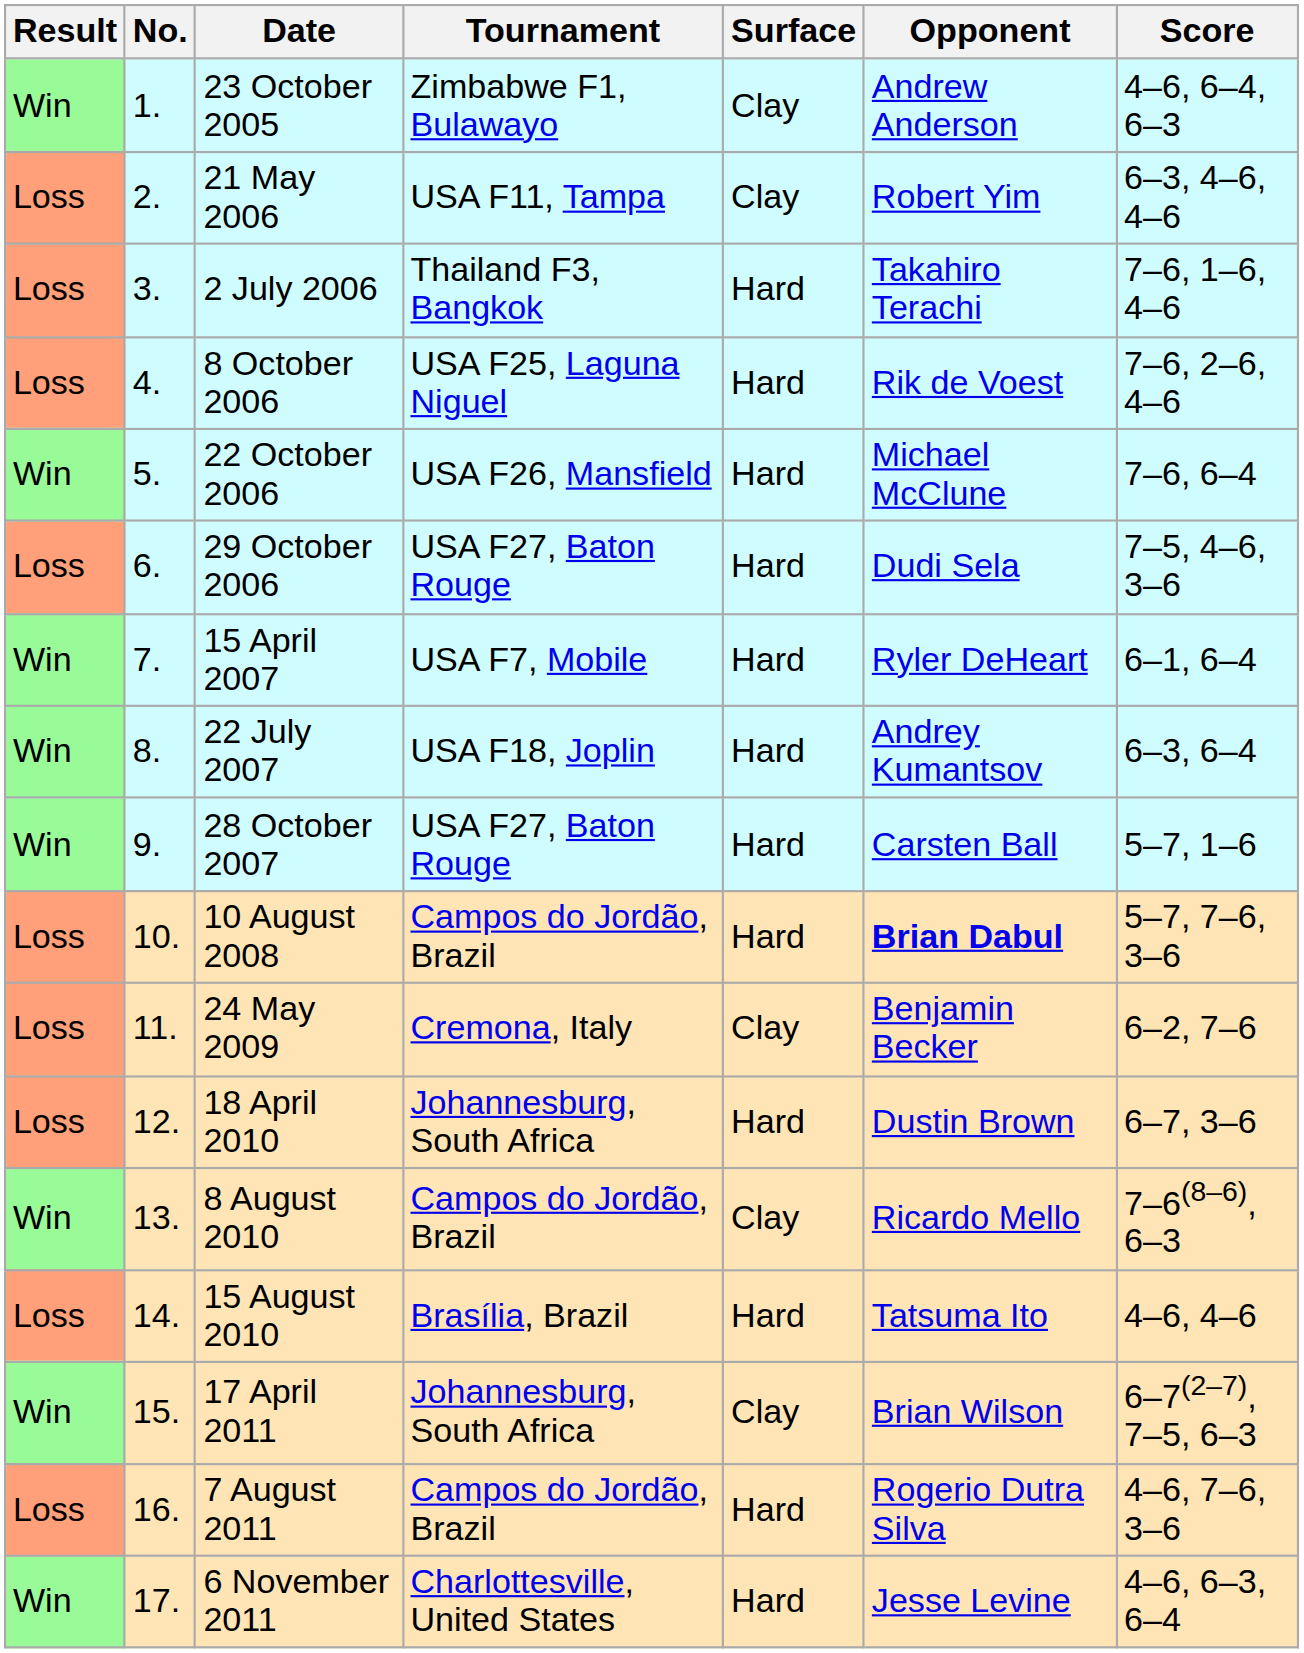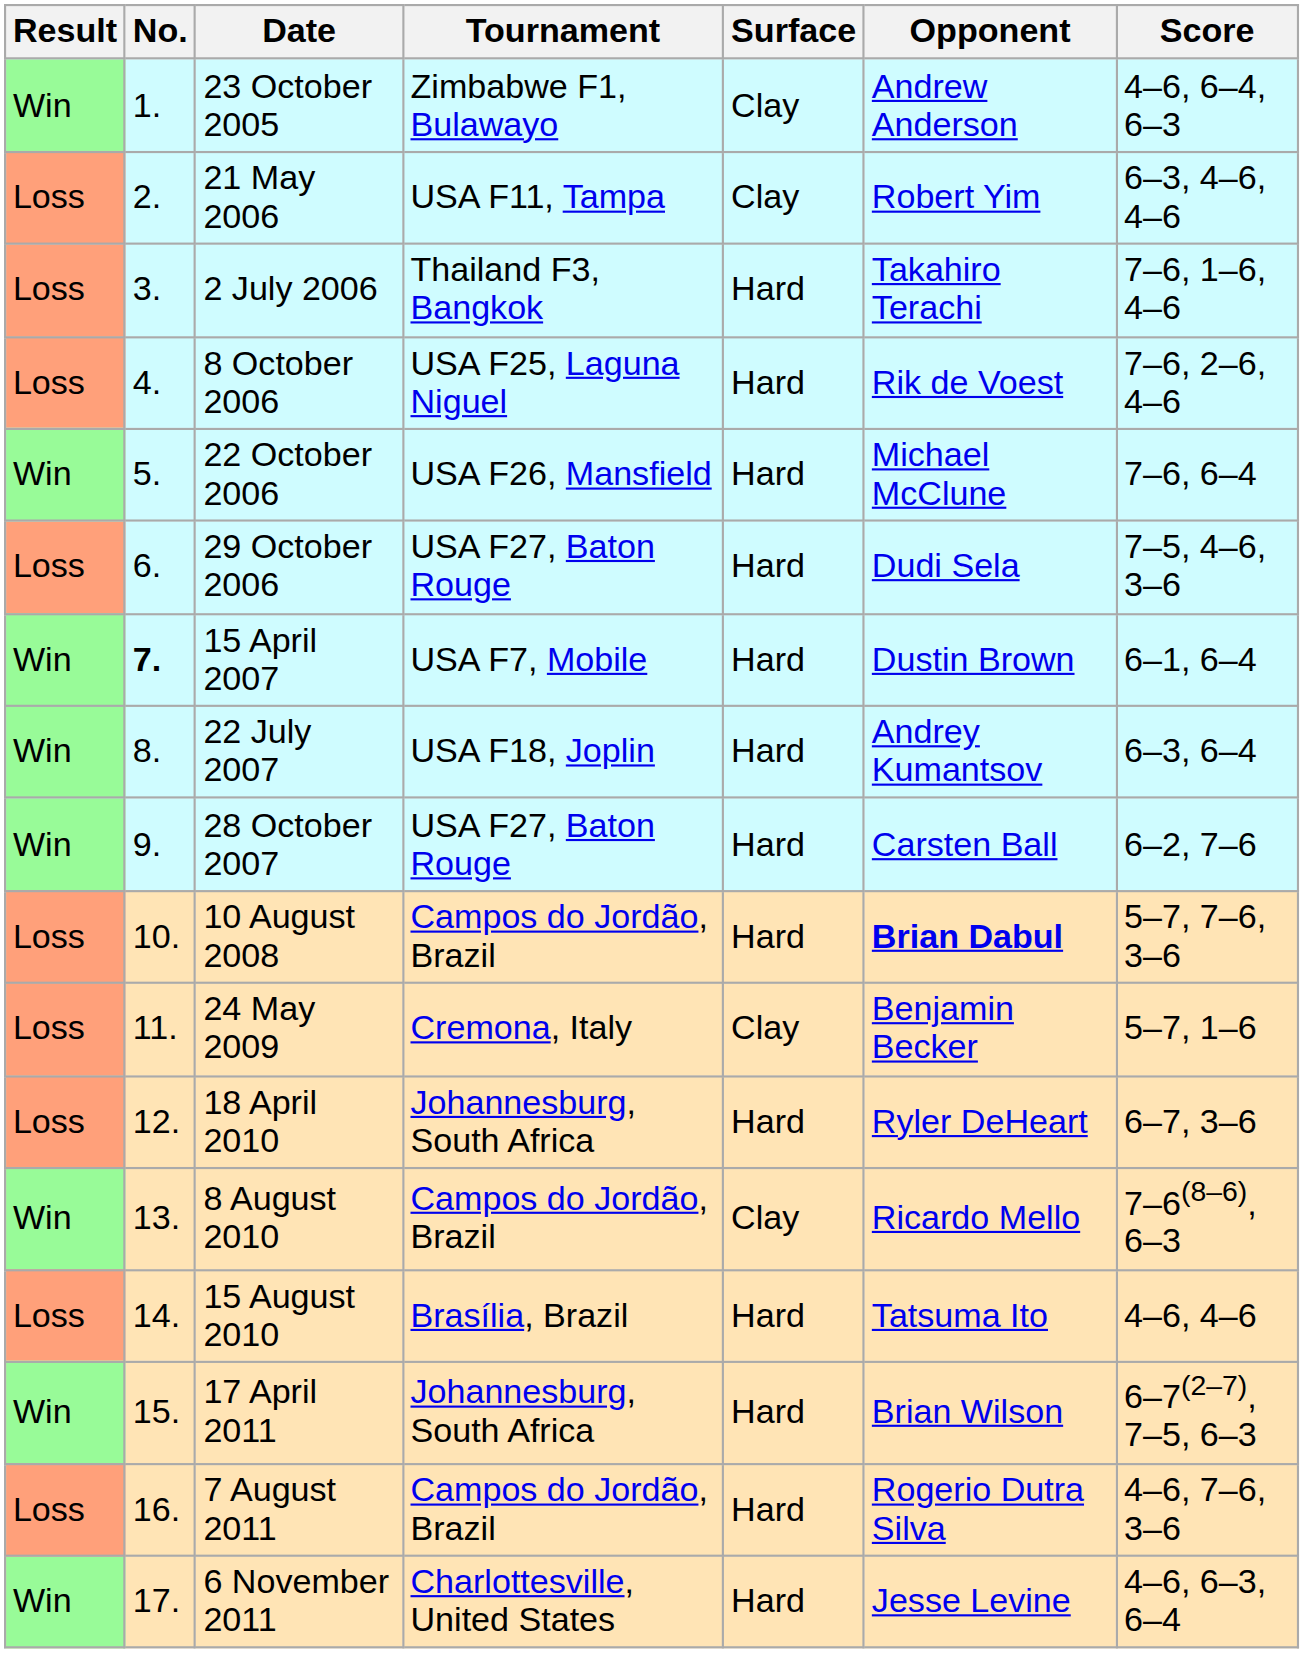(147, 659) normal -> (147, 659) bold
(980, 659) Ryler DeHeart -> (973, 659) Dustin Brown
(1190, 843) 5–7, 1–6 -> (1190, 843) 6–2, 7–6
(1190, 1028) 6–2, 7–6 -> (1190, 1028) 5–7, 1–6
(973, 1121) Dustin Brown -> (980, 1121) Ryler DeHeart
(765, 1411) Clay -> (768, 1411) Hard
